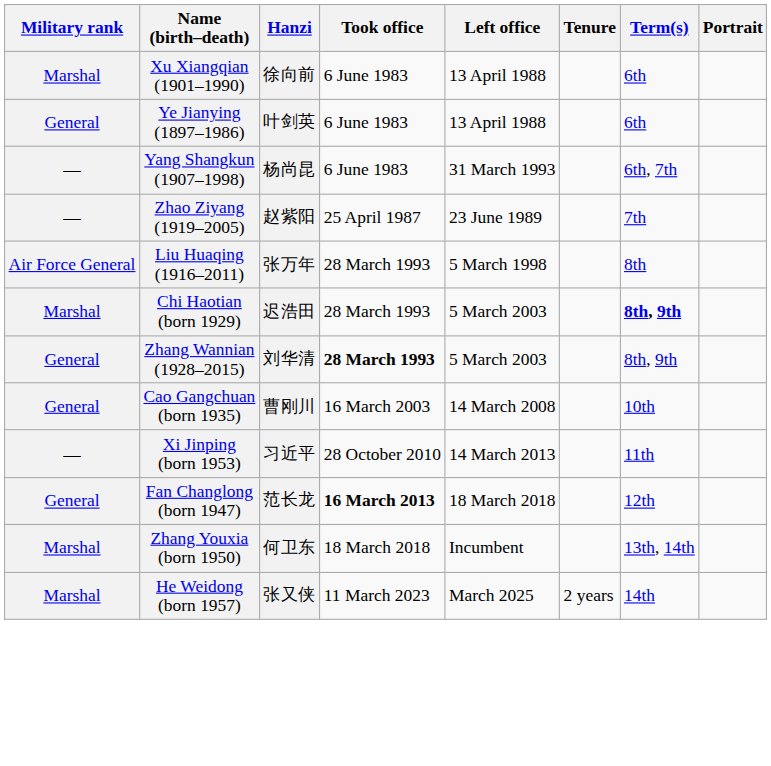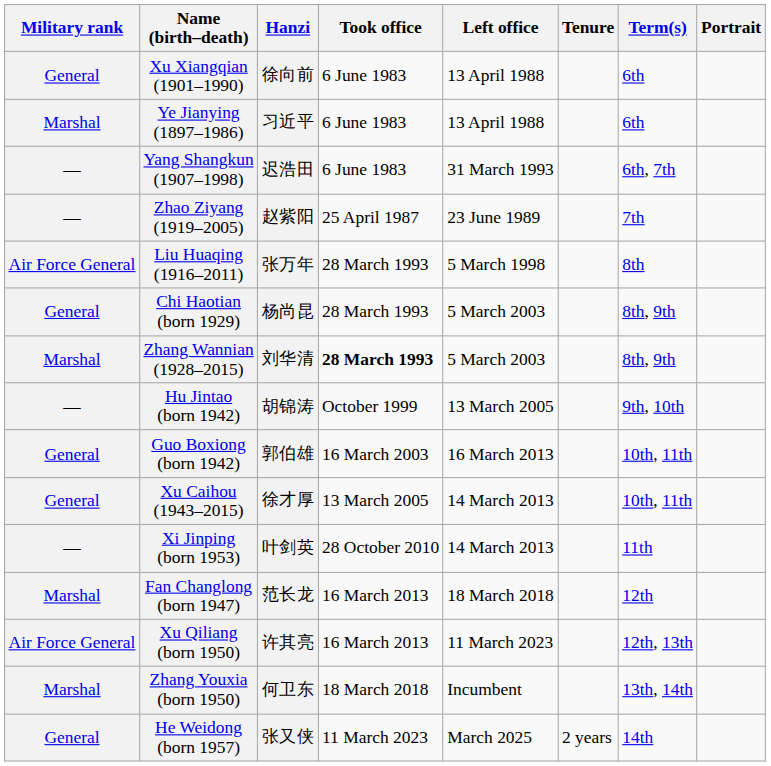(72, 75) Marshal -> (72, 75) General
(72, 122) General -> (72, 122) Marshal
(290, 122) 叶剑英 -> (288, 122) 习近平
(290, 169) 杨尚昆 -> (288, 169) 迟浩田
(72, 311) Marshal -> (72, 311) General
(290, 311) 迟浩田 -> (288, 311) 杨尚昆
(653, 311) bold -> (649, 311) normal
(72, 359) General -> (72, 359) Marshal
+ row: (199, 406)
+ row: (199, 453)
- row: (199, 406)
+ row: (199, 500)
(290, 453) 习近平 -> (288, 547) 叶剑英
(72, 500) General -> (72, 595) Marshal
(379, 500) bold -> (375, 595) normal
+ row: (199, 642)
(72, 595) Marshal -> (72, 737) General
